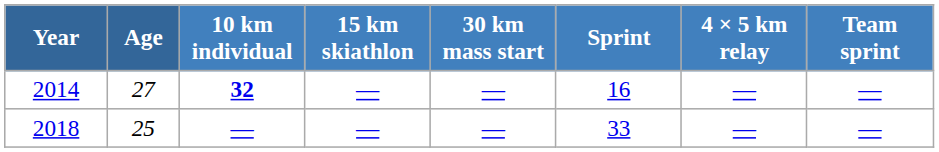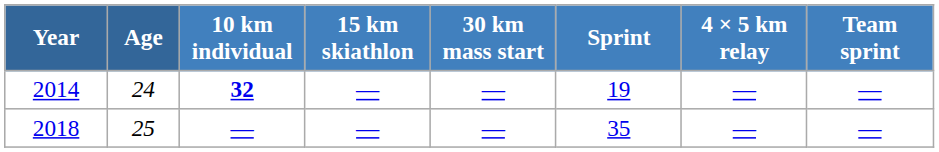(143, 89) 27 -> (143, 89) 24
(619, 89) 16 -> (619, 89) 19
(619, 128) 33 -> (619, 128) 35
